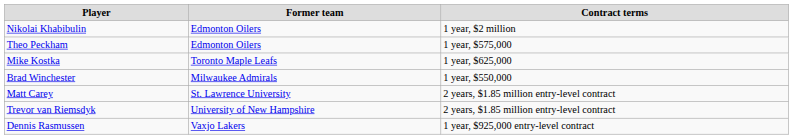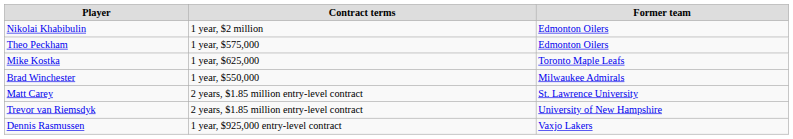columns swapped: (315, 12) <-> (615, 12)
